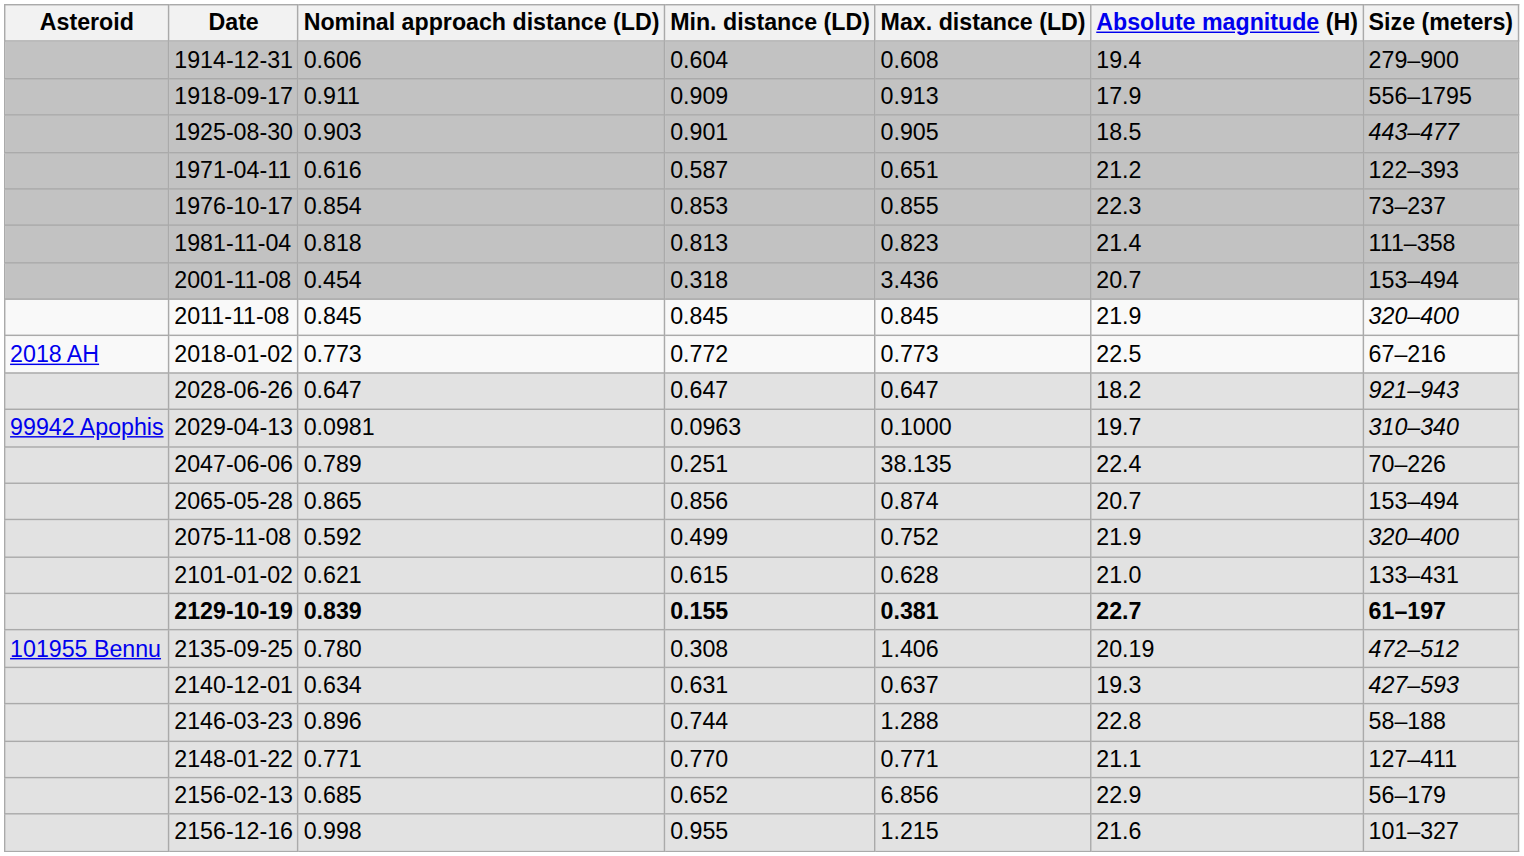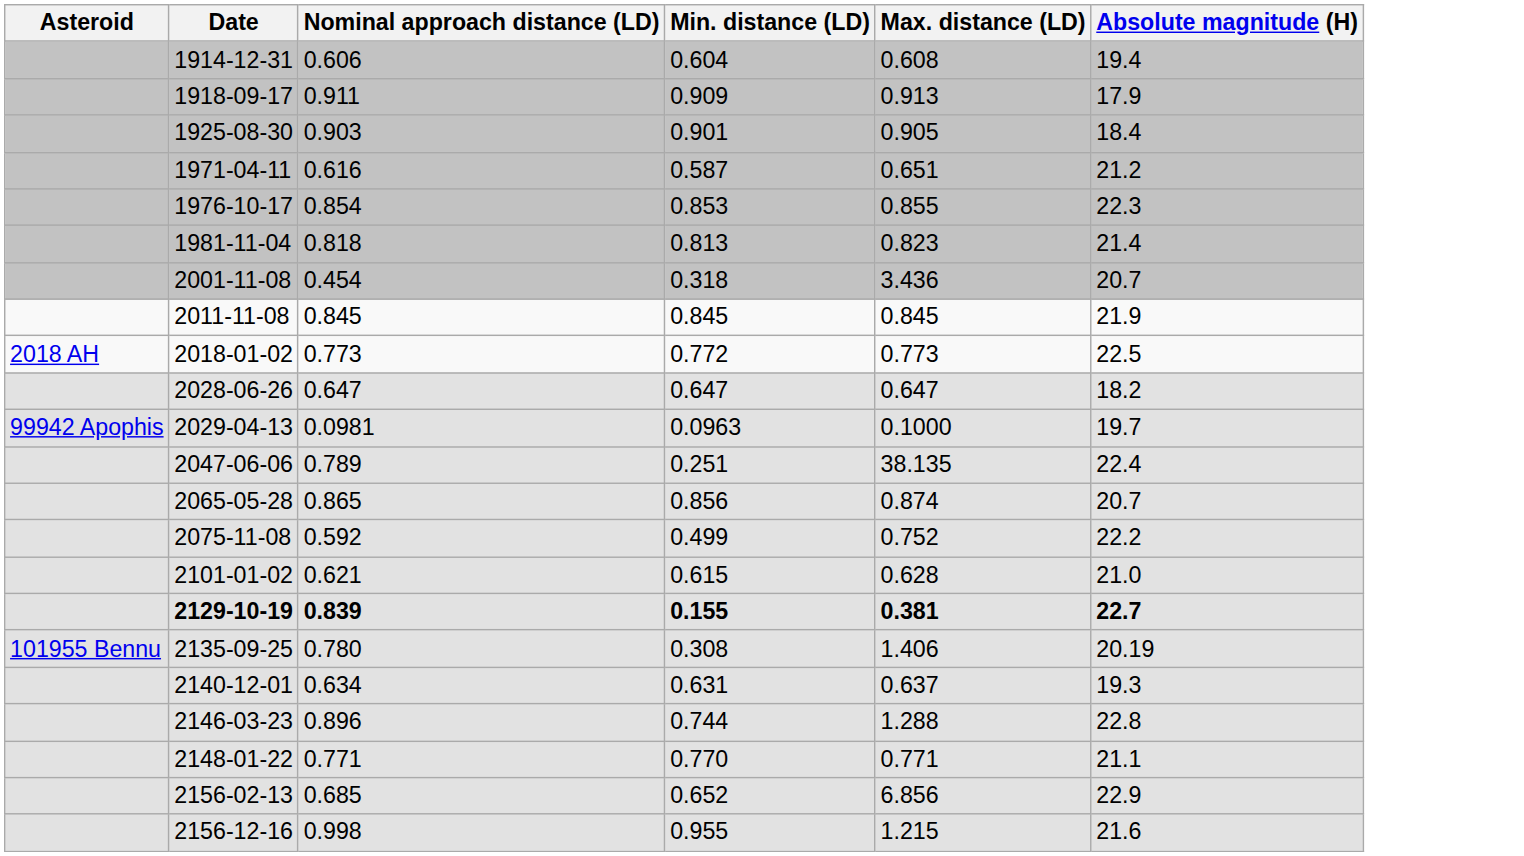- column: (1441, 22)
(1119, 133) 18.5 -> (1119, 133) 18.4
(1119, 538) 21.9 -> (1119, 538) 22.2
